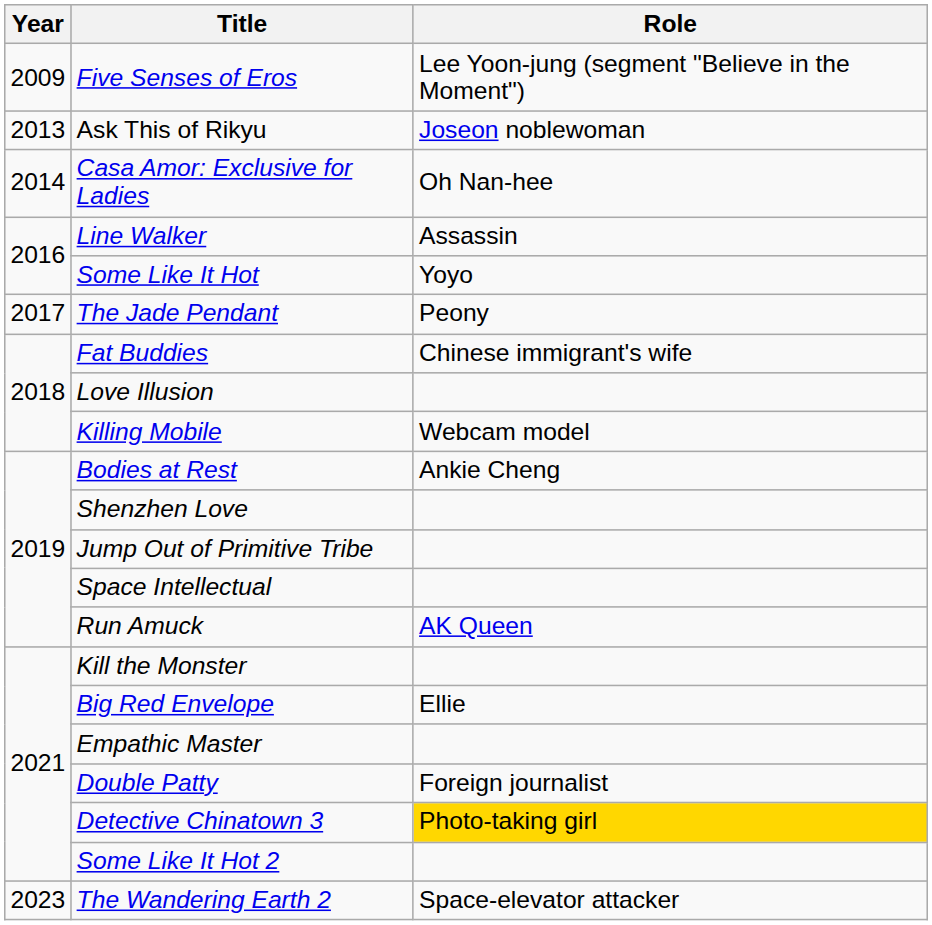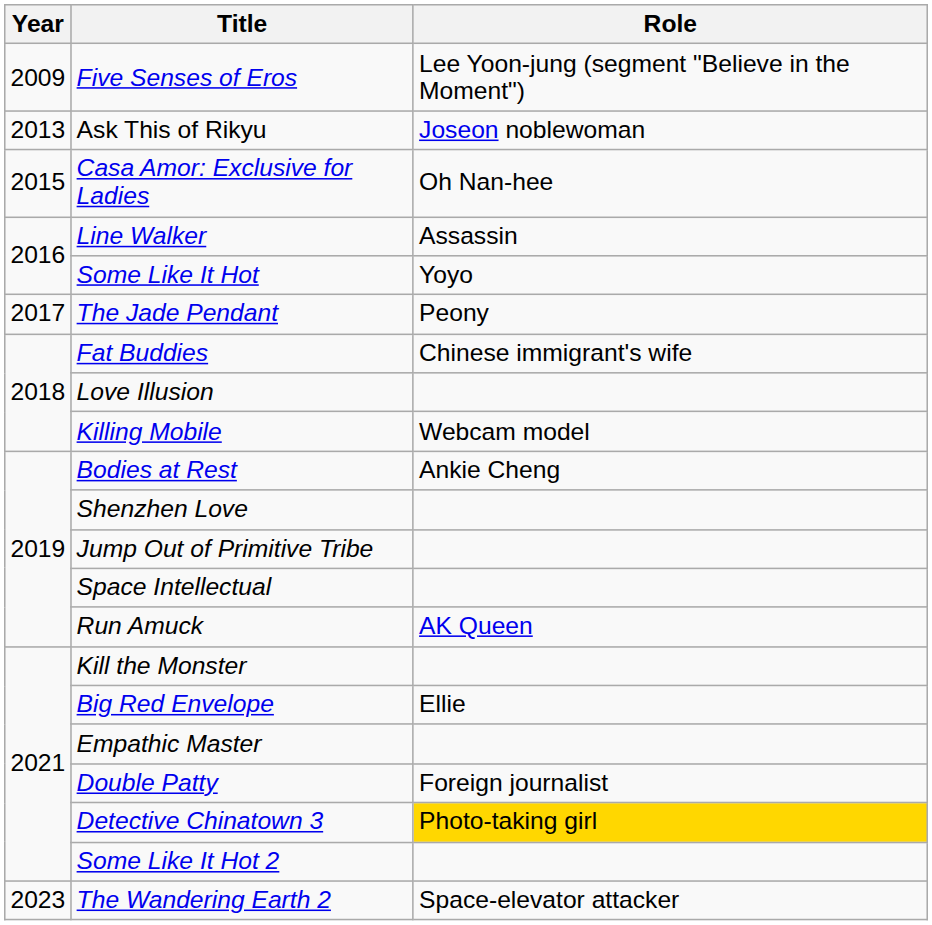(38, 182) 2014 -> (38, 182) 2015
